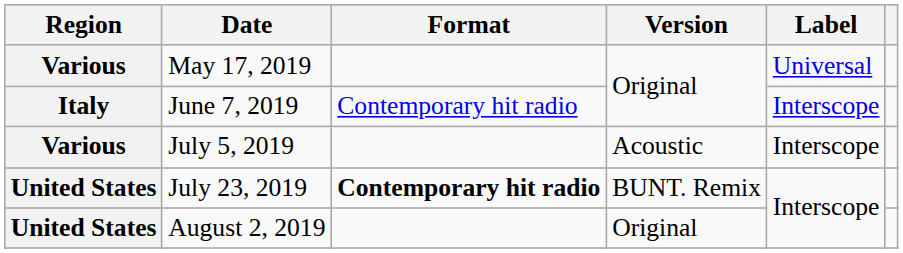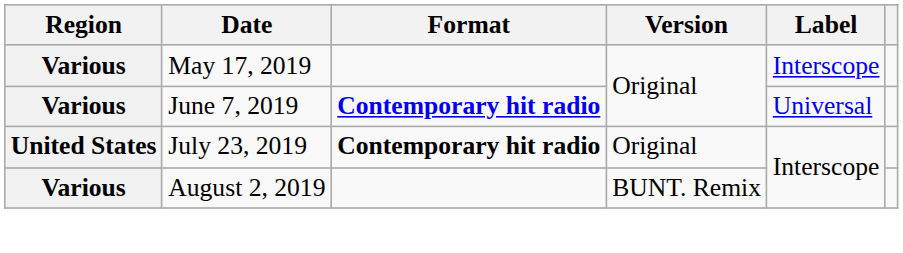(823, 65) Universal -> (826, 65) Interscope
(84, 106) Italy -> (84, 106) Various
(457, 106) normal -> (469, 106) bold
(826, 106) Interscope -> (823, 106) Universal
- row: (231, 146)
(687, 187) BUNT. Remix -> (655, 146) Original
(84, 227) United States -> (84, 187) Various
(655, 227) Original -> (687, 187) BUNT. Remix
